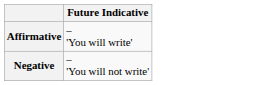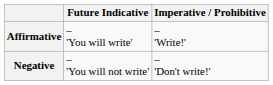+ column: (210, 13)
